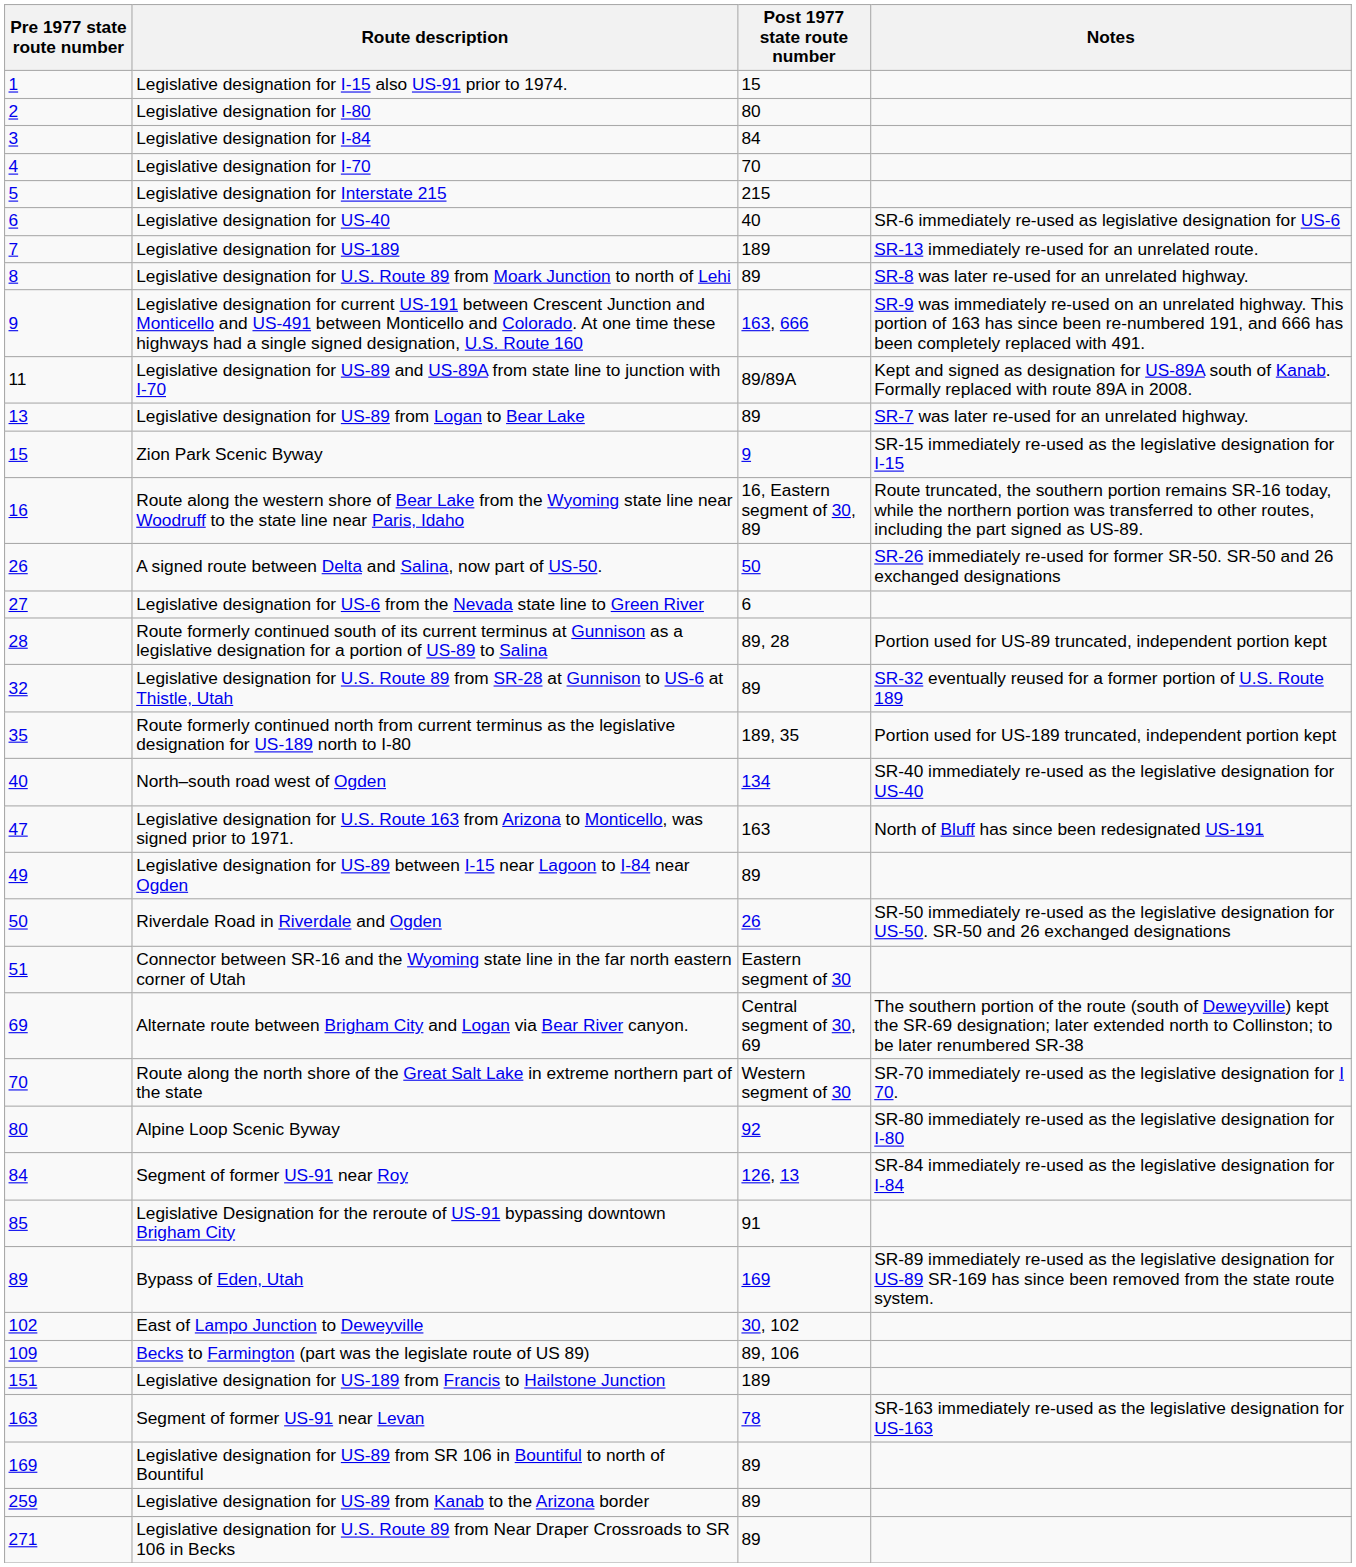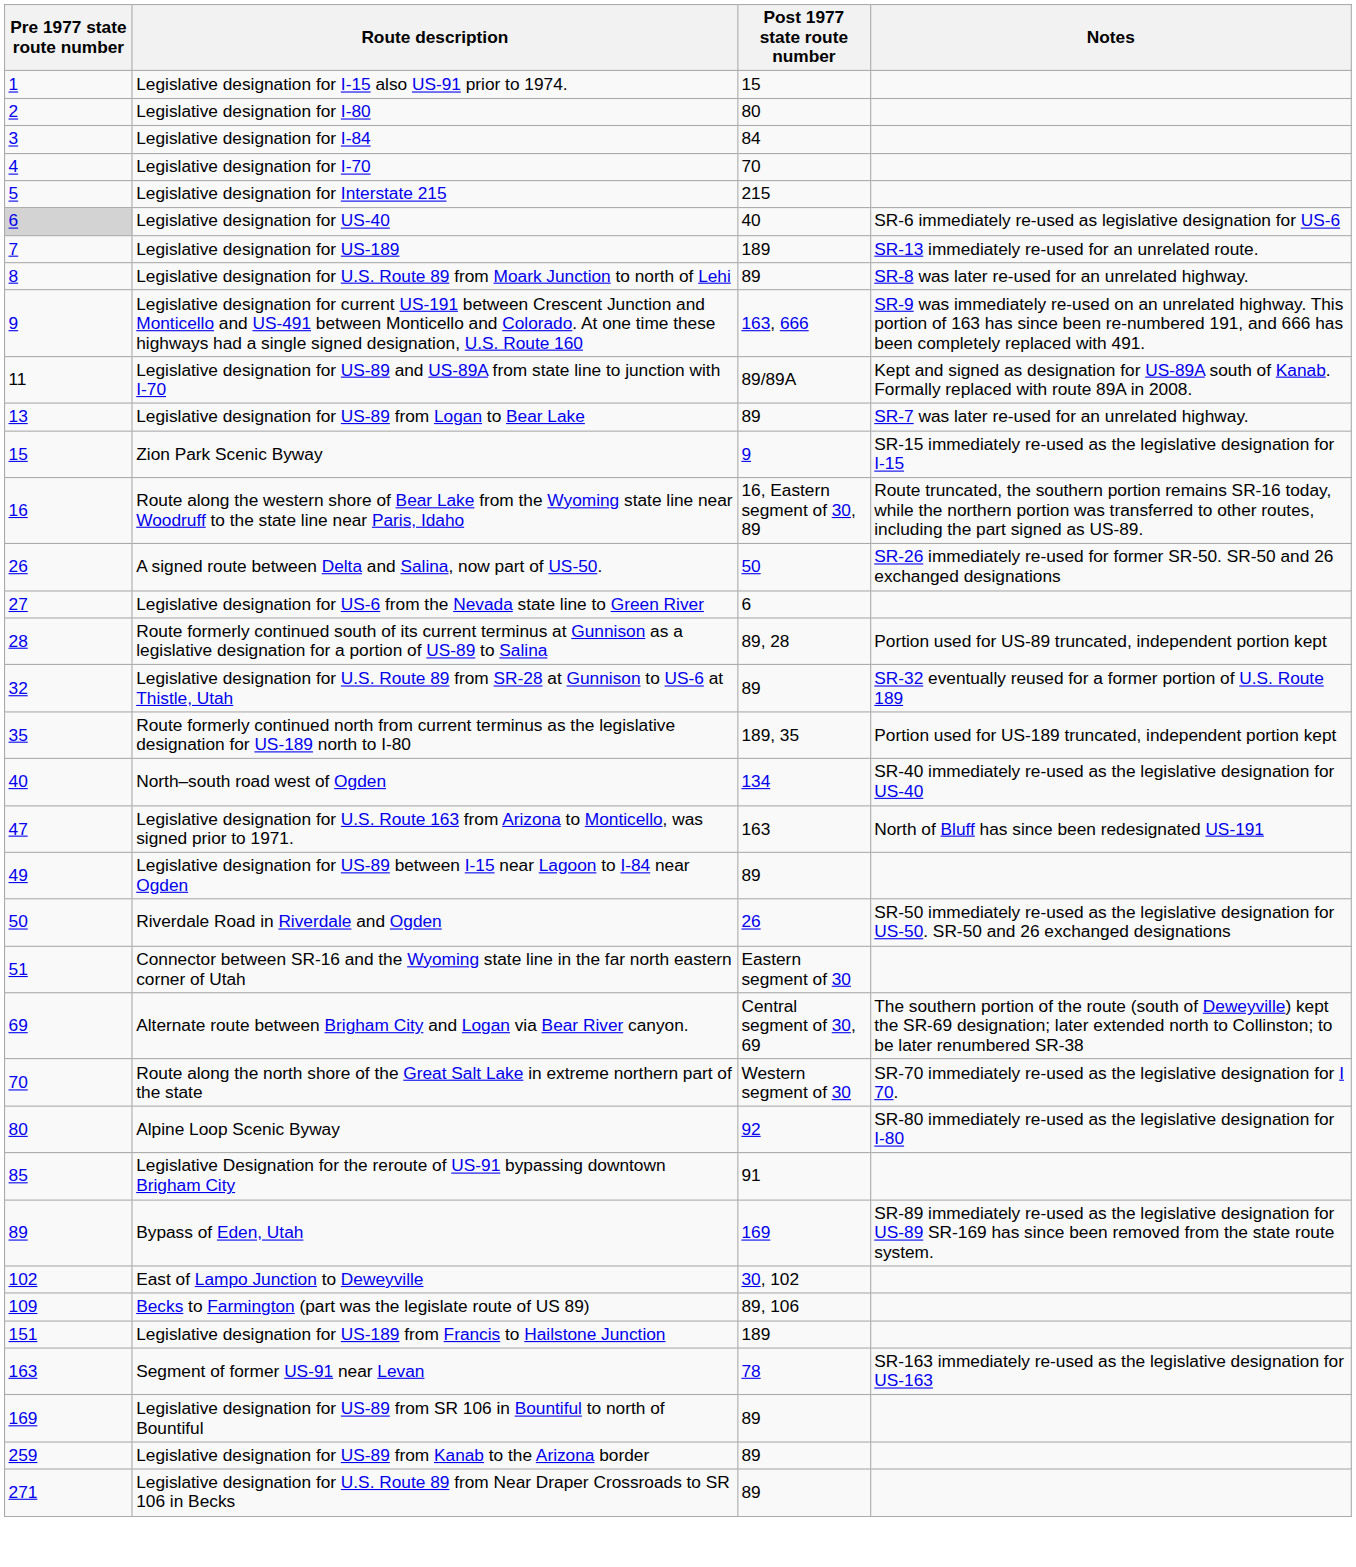(13, 221) no background -> (13, 221) lightgrey background
- row: (272, 1176)
